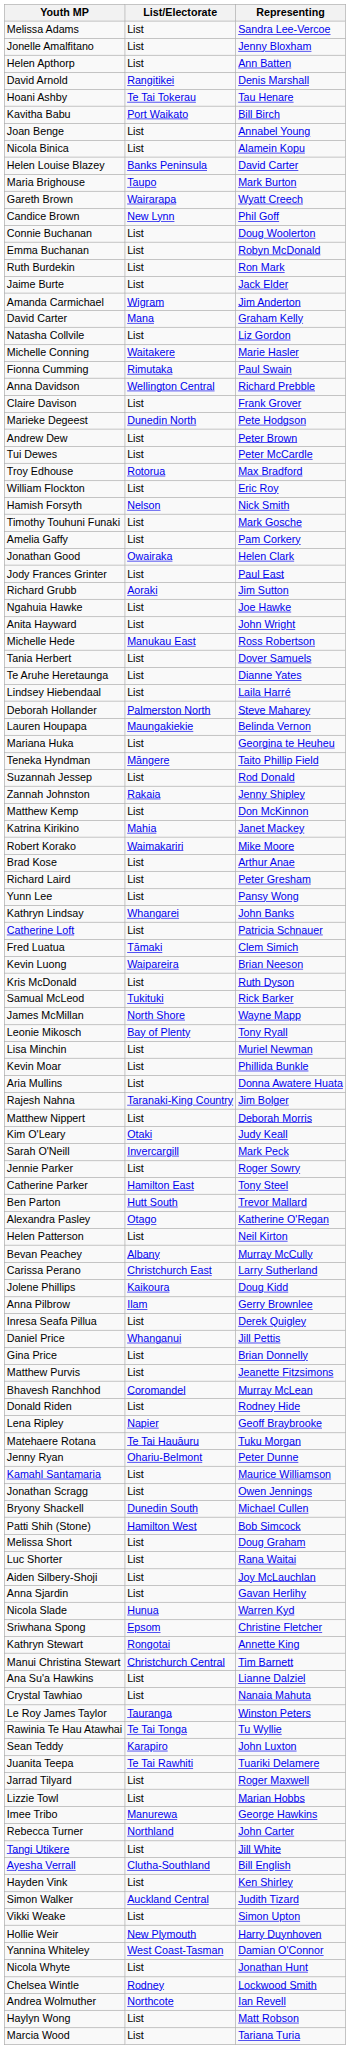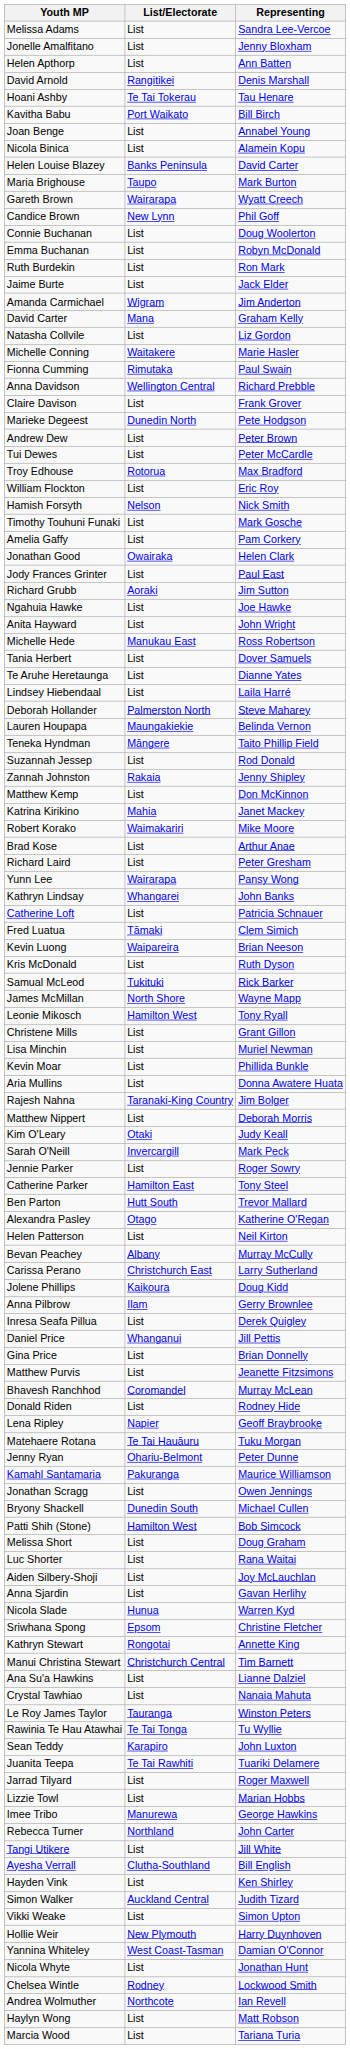- row: (40, 744)
(135, 897) List -> (152, 880) Wairarapa
(159, 1033) Bay of Plenty -> (162, 1016) Hamilton West
+ row: (42, 1033)
(135, 1475) List -> (153, 1475) Pakuranga
